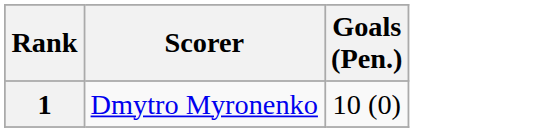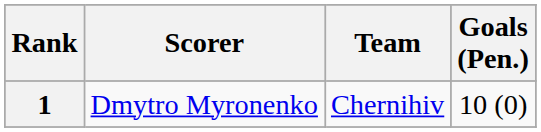+ column: (388, 42)
